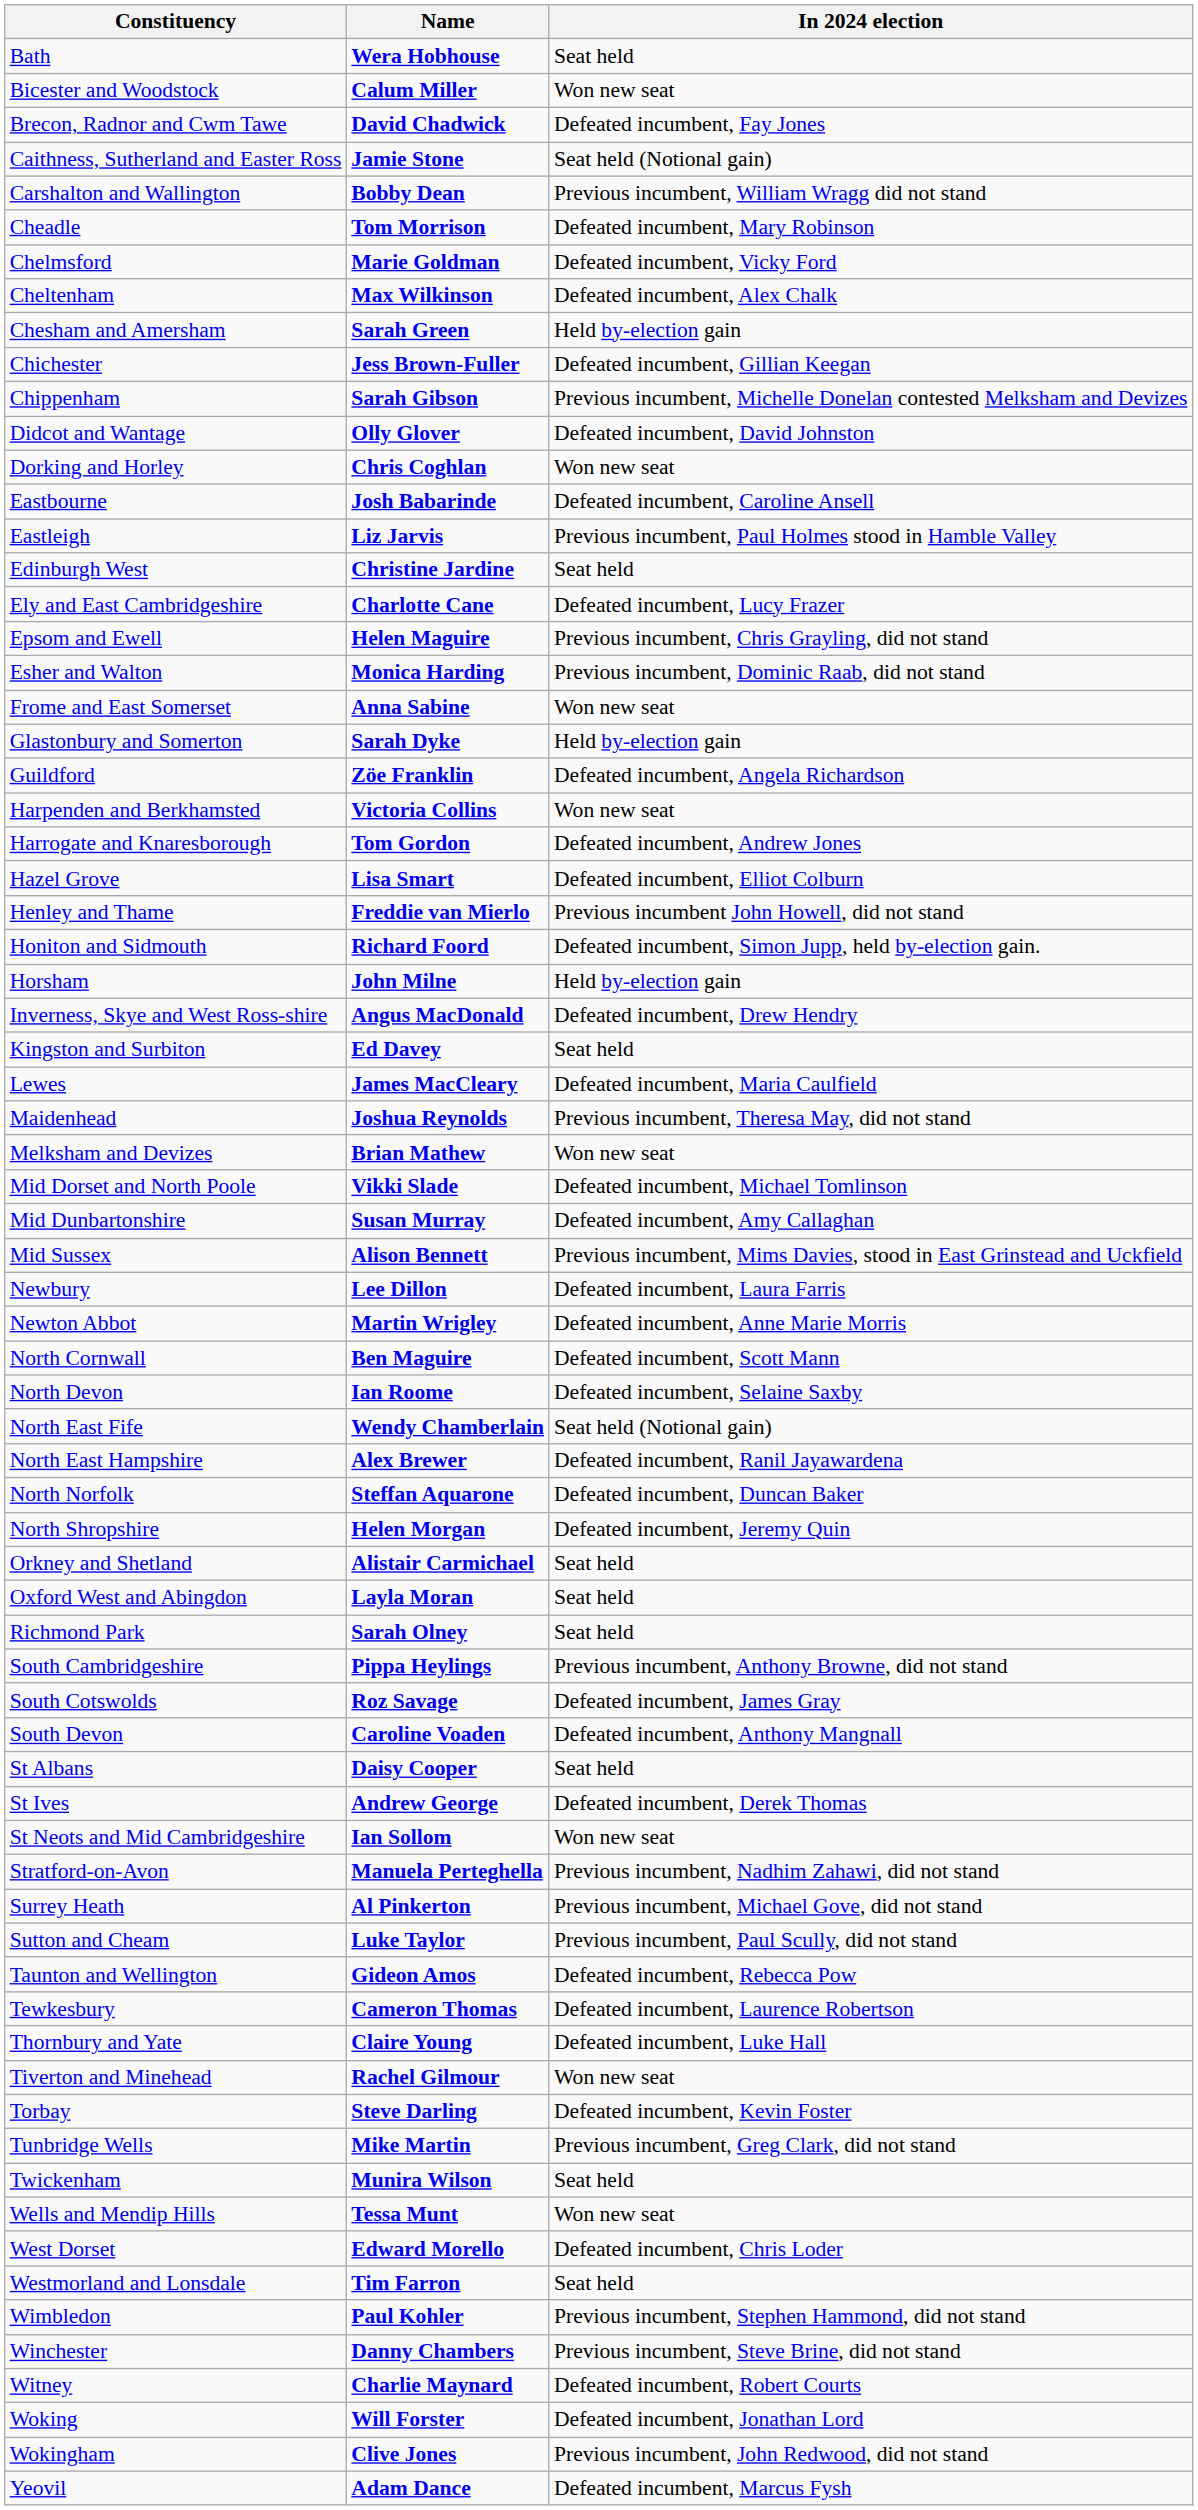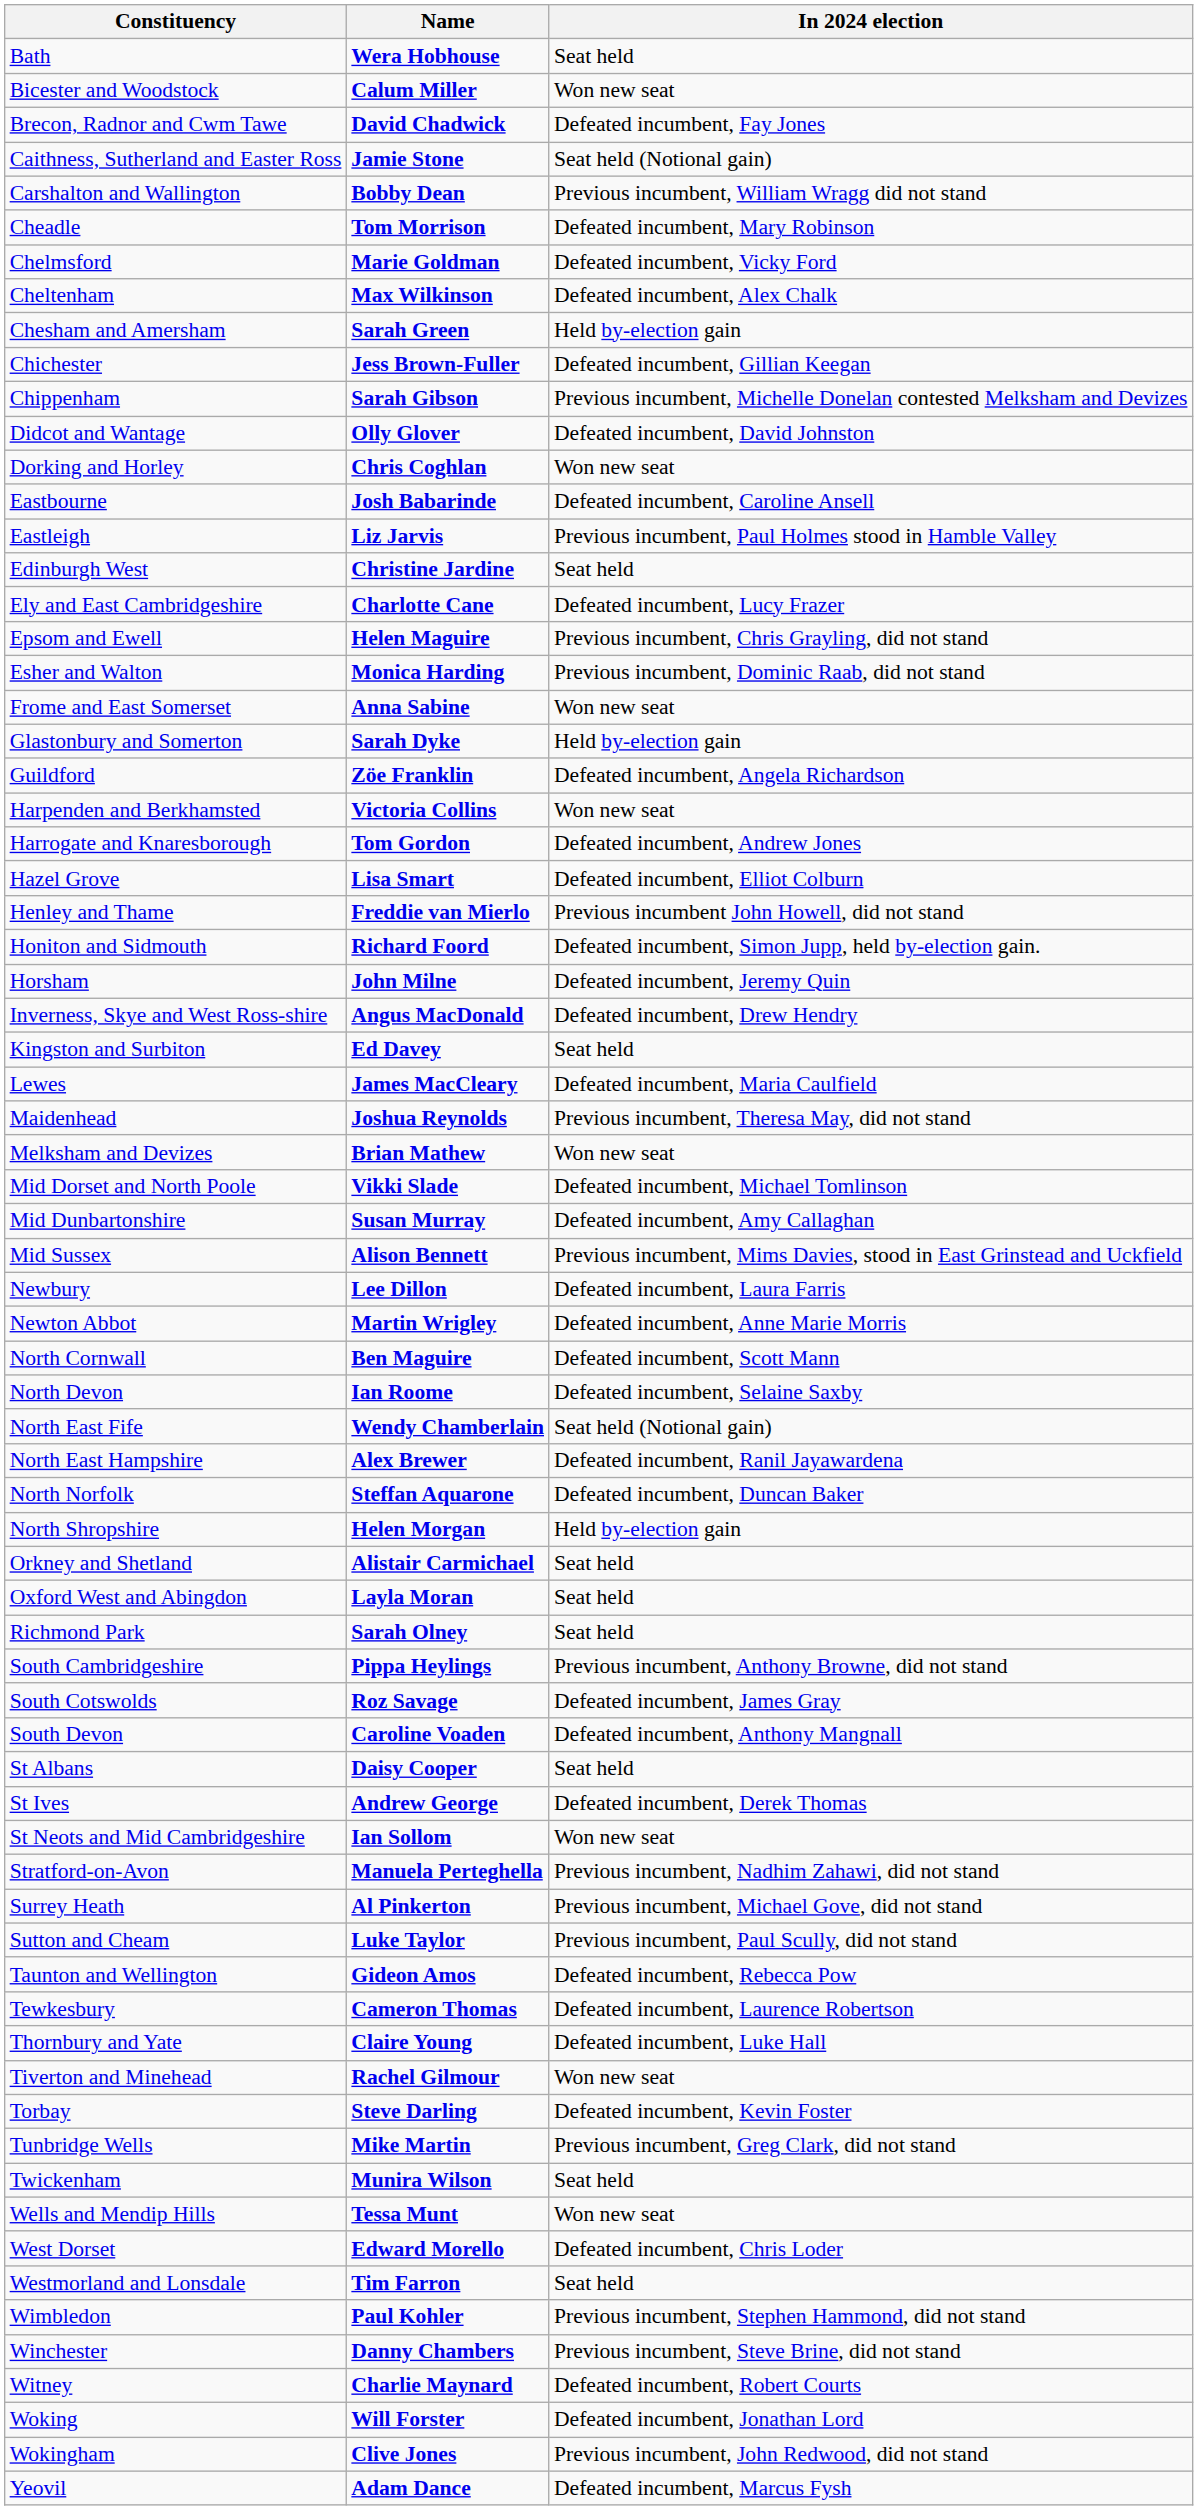(648, 980) Held by-election gain -> (702, 980) Defeated incumbent, Jeremy Quin
(702, 1528) Defeated incumbent, Jeremy Quin -> (648, 1528) Held by-election gain
